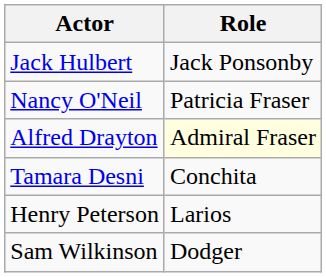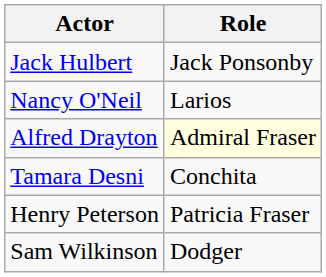(240, 99) Patricia Fraser -> (201, 99) Larios
(201, 213) Larios -> (240, 213) Patricia Fraser
